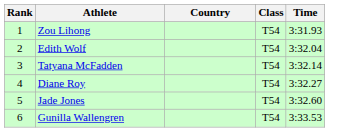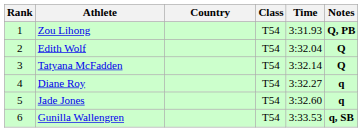+ column: (341, 13)
